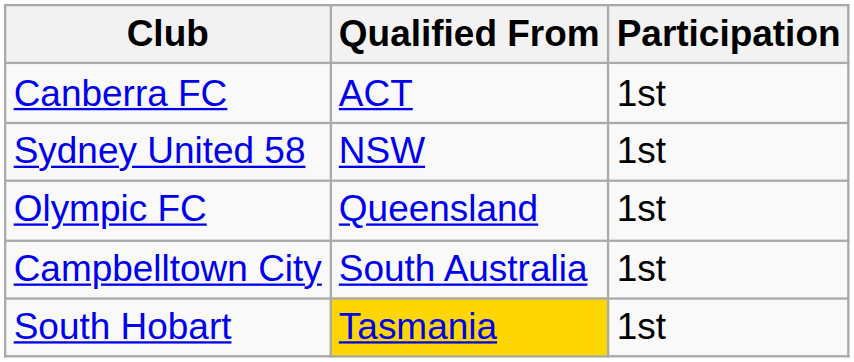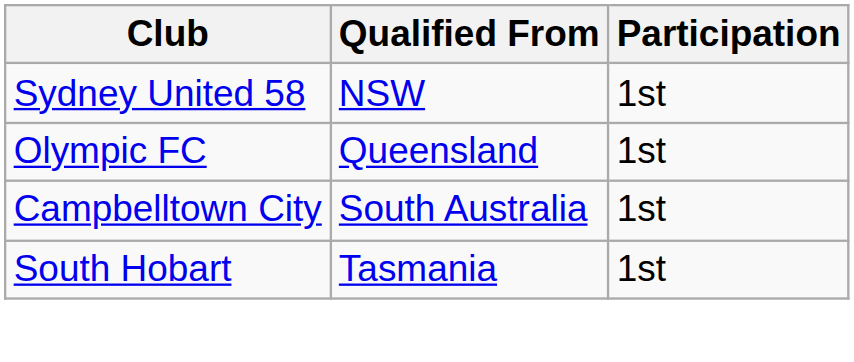- row: (120, 92)
(418, 326) gold background -> (418, 268) no background
